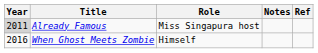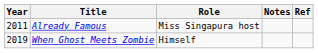(17, 26) lightgrey background -> (17, 26) no background
(17, 40) 2016 -> (17, 40) 2019
